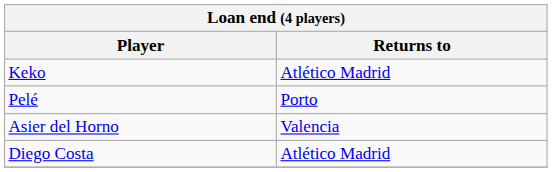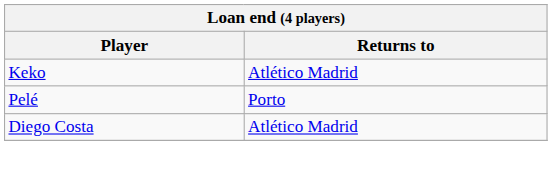- row: (64, 126)
